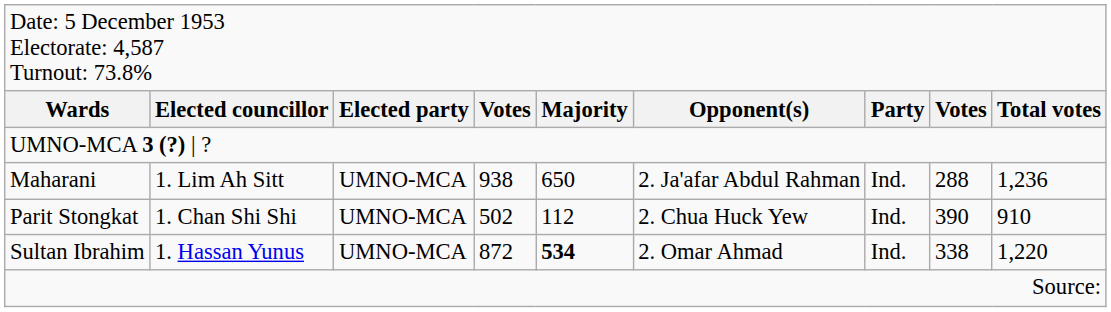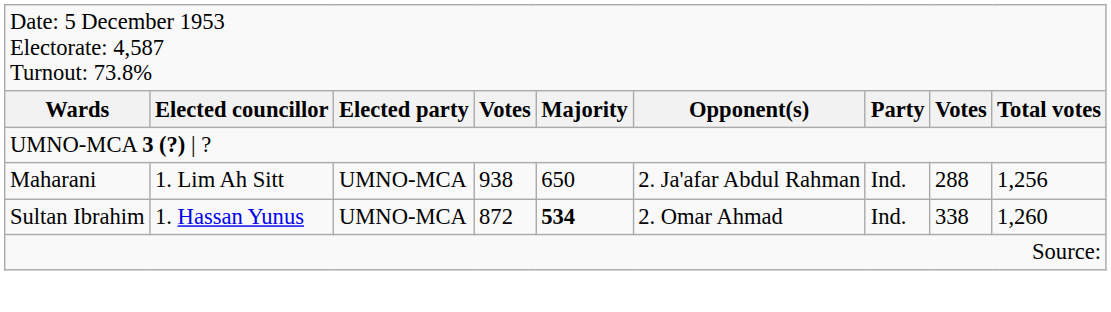(1023, 180) 1,236 -> (1023, 180) 1,256
- row: (74, 216)
(1023, 252) 1,220 -> (1023, 216) 1,260
